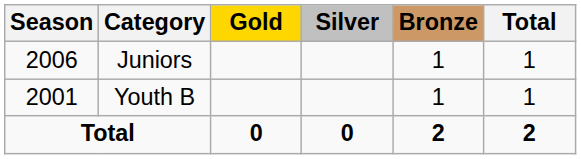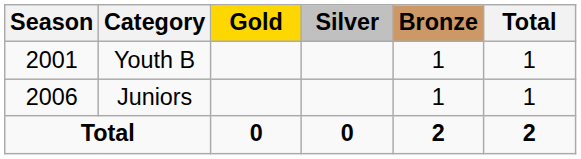rows swapped: (155, 97) <-> (155, 60)
